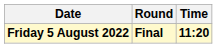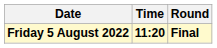columns swapped: (194, 14) <-> (154, 14)
